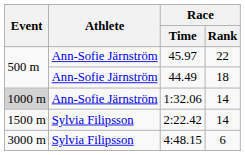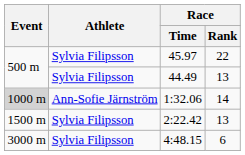(105, 57) Ann-Sofie Järnström -> (93, 57) Sylvia Filipsson
(105, 78) Ann-Sofie Järnström -> (93, 78) Sylvia Filipsson
(223, 78) 18 -> (223, 78) 13
(223, 119) 14 -> (223, 119) 13
